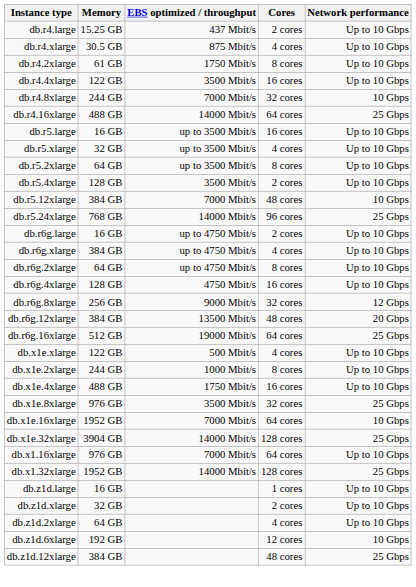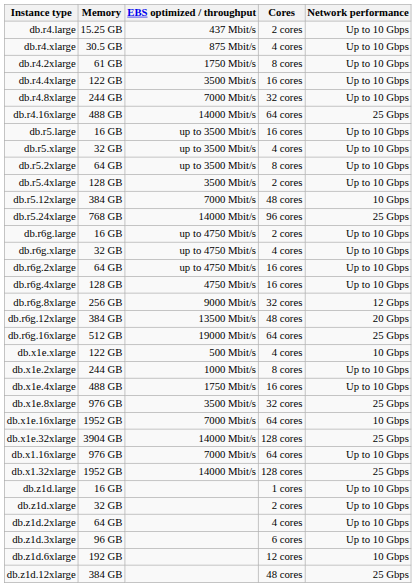(391, 98) 10 Gbps -> (377, 98) Up to 10 Gbps
(105, 251) 384 GB -> (108, 251) 32 GB
(287, 268) 8 cores -> (284, 268) 16 cores
(377, 353) Up to 10 Gbps -> (391, 353) 10 Gbps
+ row: (44, 540)
